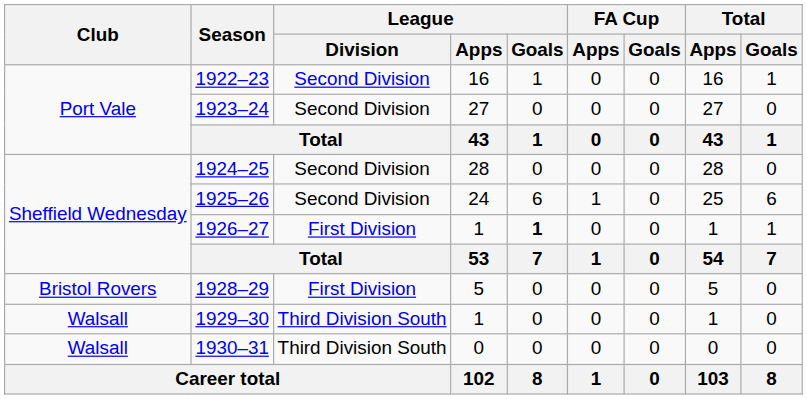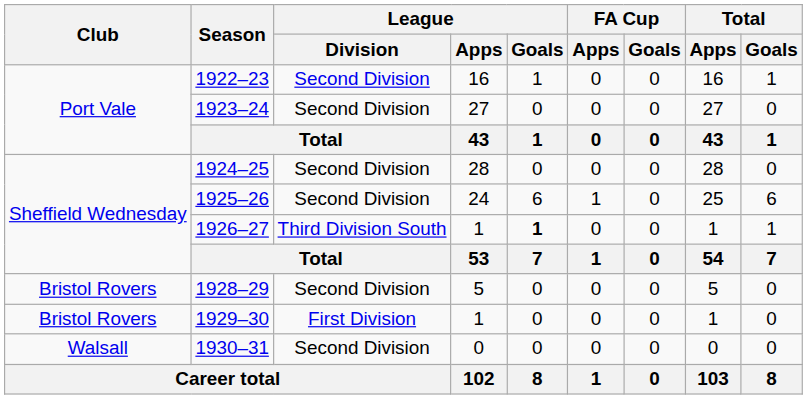(362, 229) First Division -> (362, 229) Third Division South
(362, 288) First Division -> (362, 288) Second Division
(98, 318) Walsall -> (98, 318) Bristol Rovers
(362, 318) Third Division South -> (362, 318) First Division
(362, 348) Third Division South -> (362, 348) Second Division
